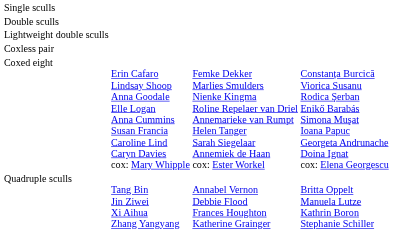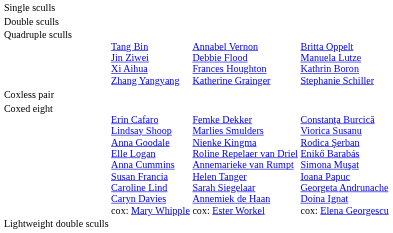rows swapped: (38, 179) <-> (56, 35)
